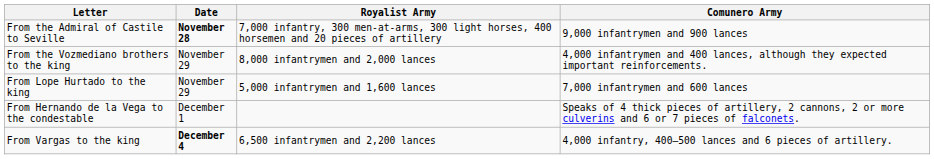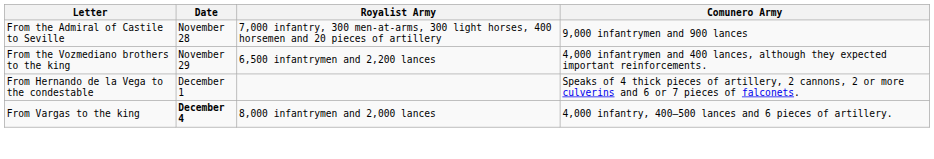(201, 33) bold -> (201, 33) normal
(337, 60) 8,000 infantrymen and 2,000 lances -> (337, 60) 6,500 infantrymen and 2,200 lances
- row: (76, 87)
(337, 141) 6,500 infantrymen and 2,200 lances -> (337, 114) 8,000 infantrymen and 2,000 lances
